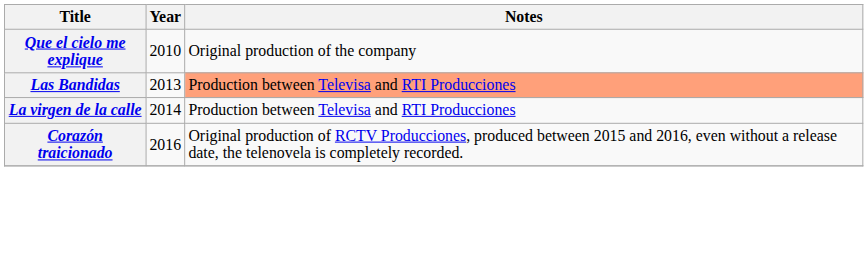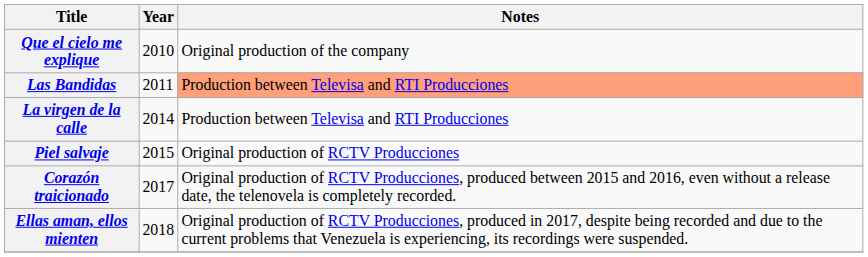(165, 85) 2013 -> (158, 85) 2011
+ row: (72, 153)
(165, 144) 2016 -> (158, 187) 2017
+ row: (72, 230)
